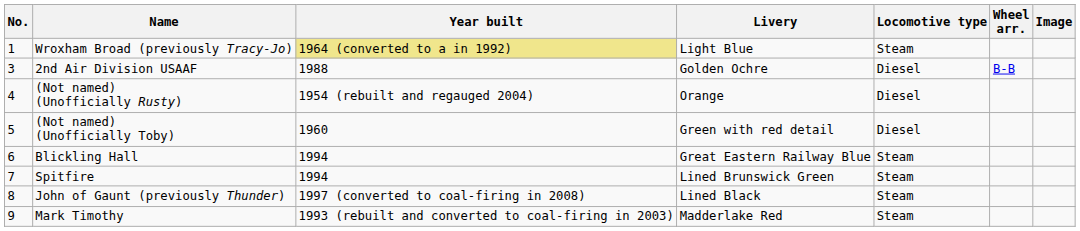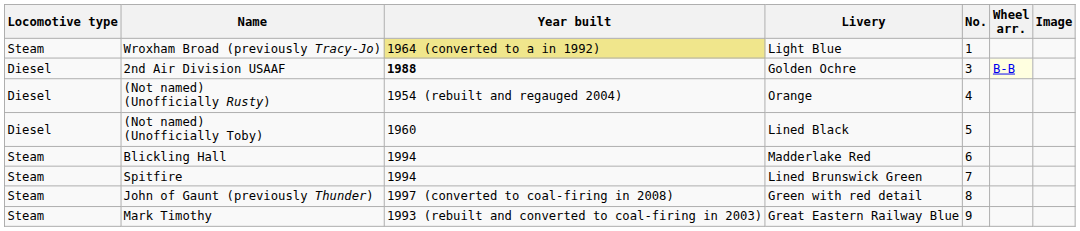columns swapped: (18, 21) <-> (932, 21)
(313, 68) normal -> (402, 68) bold
(1004, 68) no background -> (1004, 68) lightyellow background
(757, 129) Green with red detail -> (808, 129) Lined Black
(775, 156) Great Eastern Railway Blue -> (819, 156) Madderlake Red
(720, 196) Lined Black -> (845, 196) Green with red detail
(731, 216) Madderlake Red -> (864, 216) Great Eastern Railway Blue
